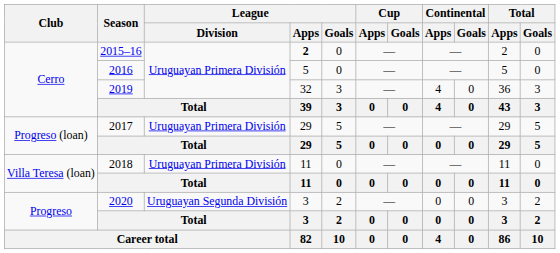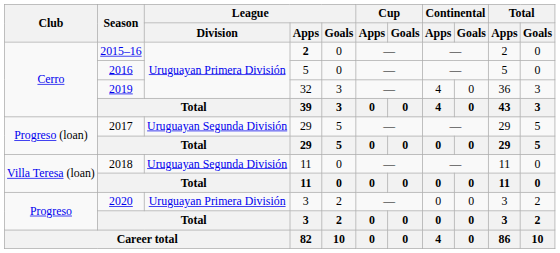(217, 126) Uruguayan Primera División -> (217, 126) Uruguayan Segunda División
(217, 164) Uruguayan Primera División -> (217, 164) Uruguayan Segunda División
(217, 201) Uruguayan Segunda División -> (217, 201) Uruguayan Primera División
